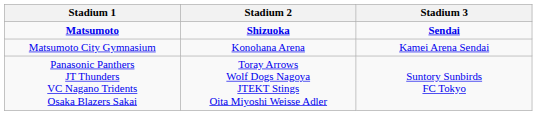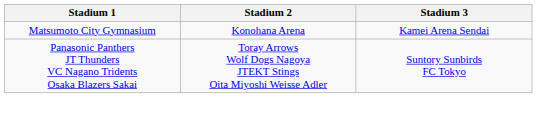- row: (92, 30)
